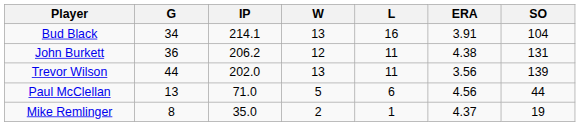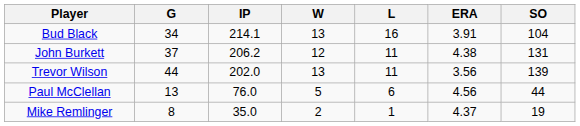(171, 53) 36 -> (171, 53) 37
(245, 92) 71.0 -> (245, 92) 76.0
